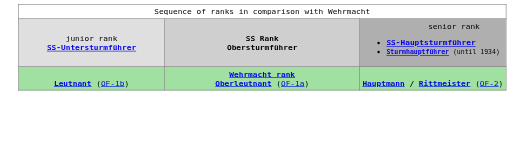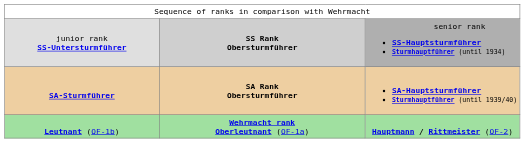+ row: (82, 95)
